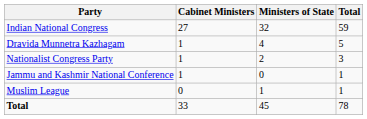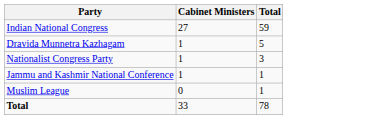- column: (296, 12)
